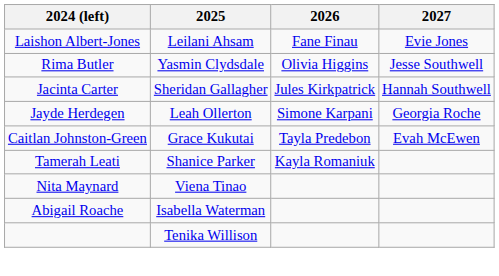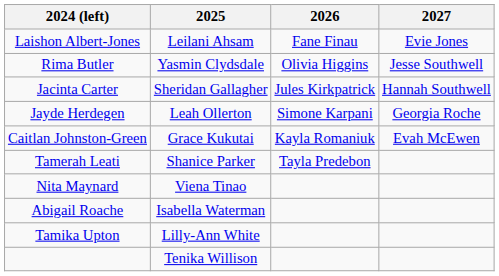(325, 138) Tayla Predebon -> (325, 138) Kayla Romaniuk
(325, 162) Kayla Romaniuk -> (325, 162) Tayla Predebon
+ row: (77, 235)
